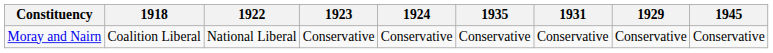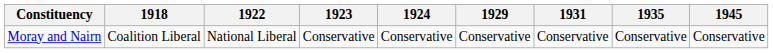columns swapped: (651, 15) <-> (495, 15)
